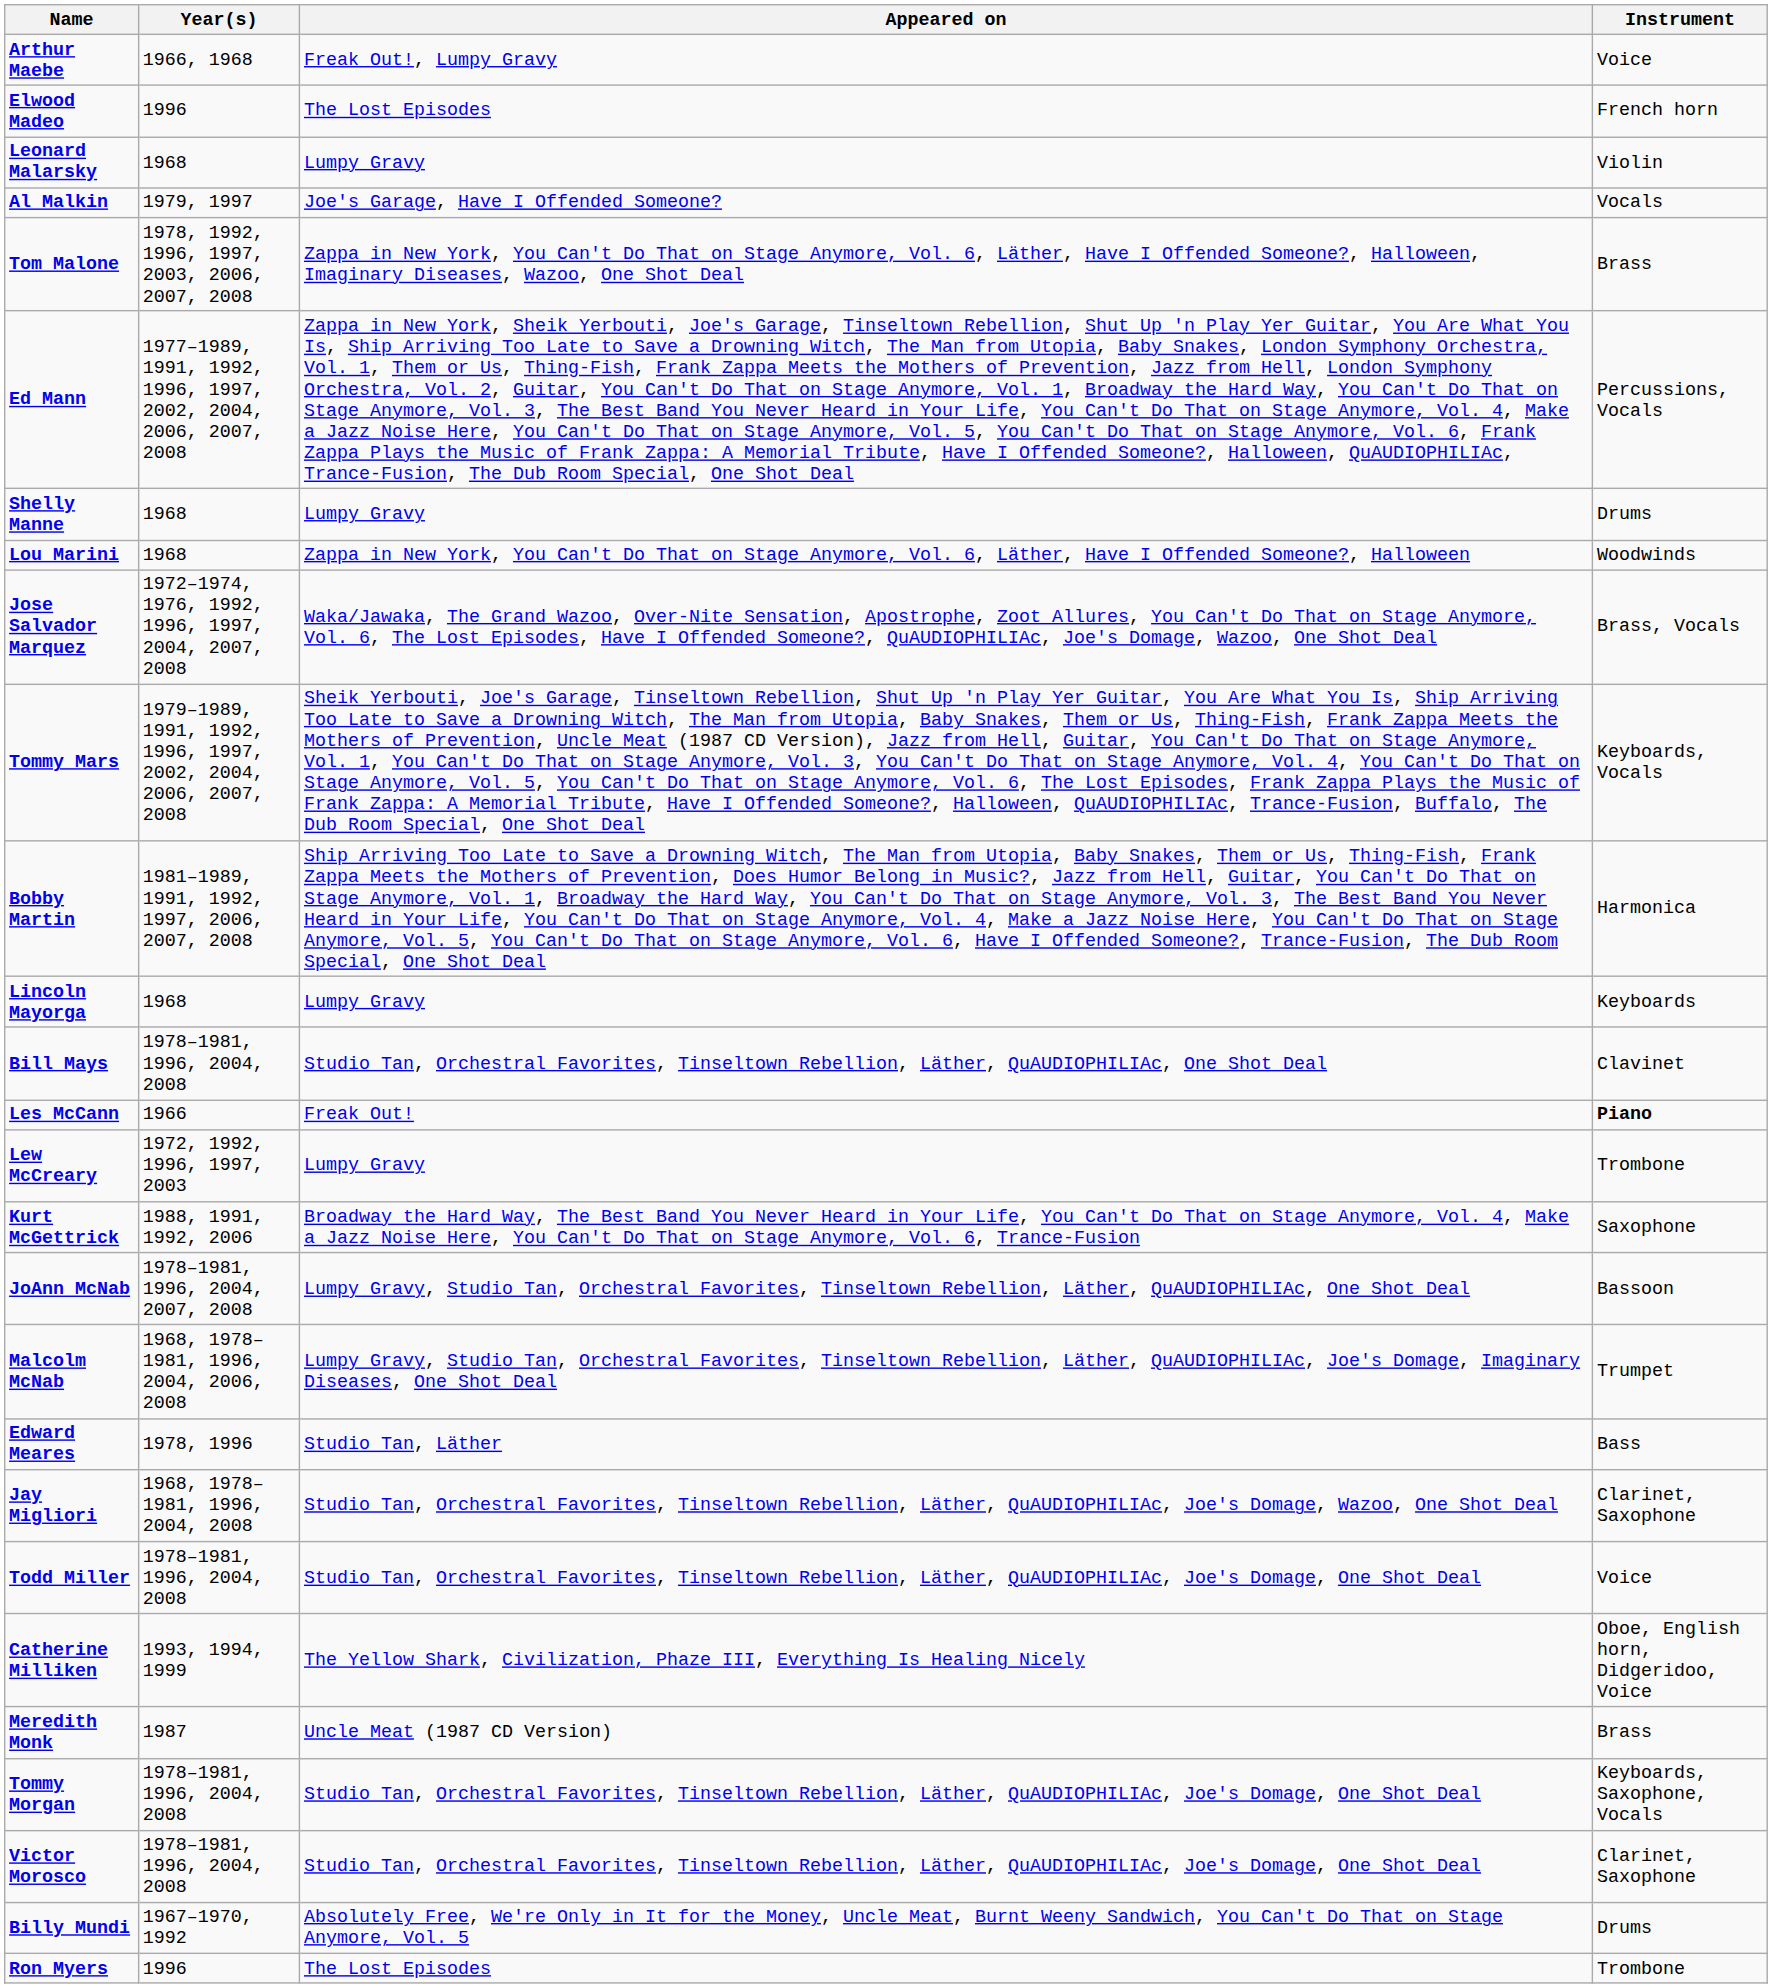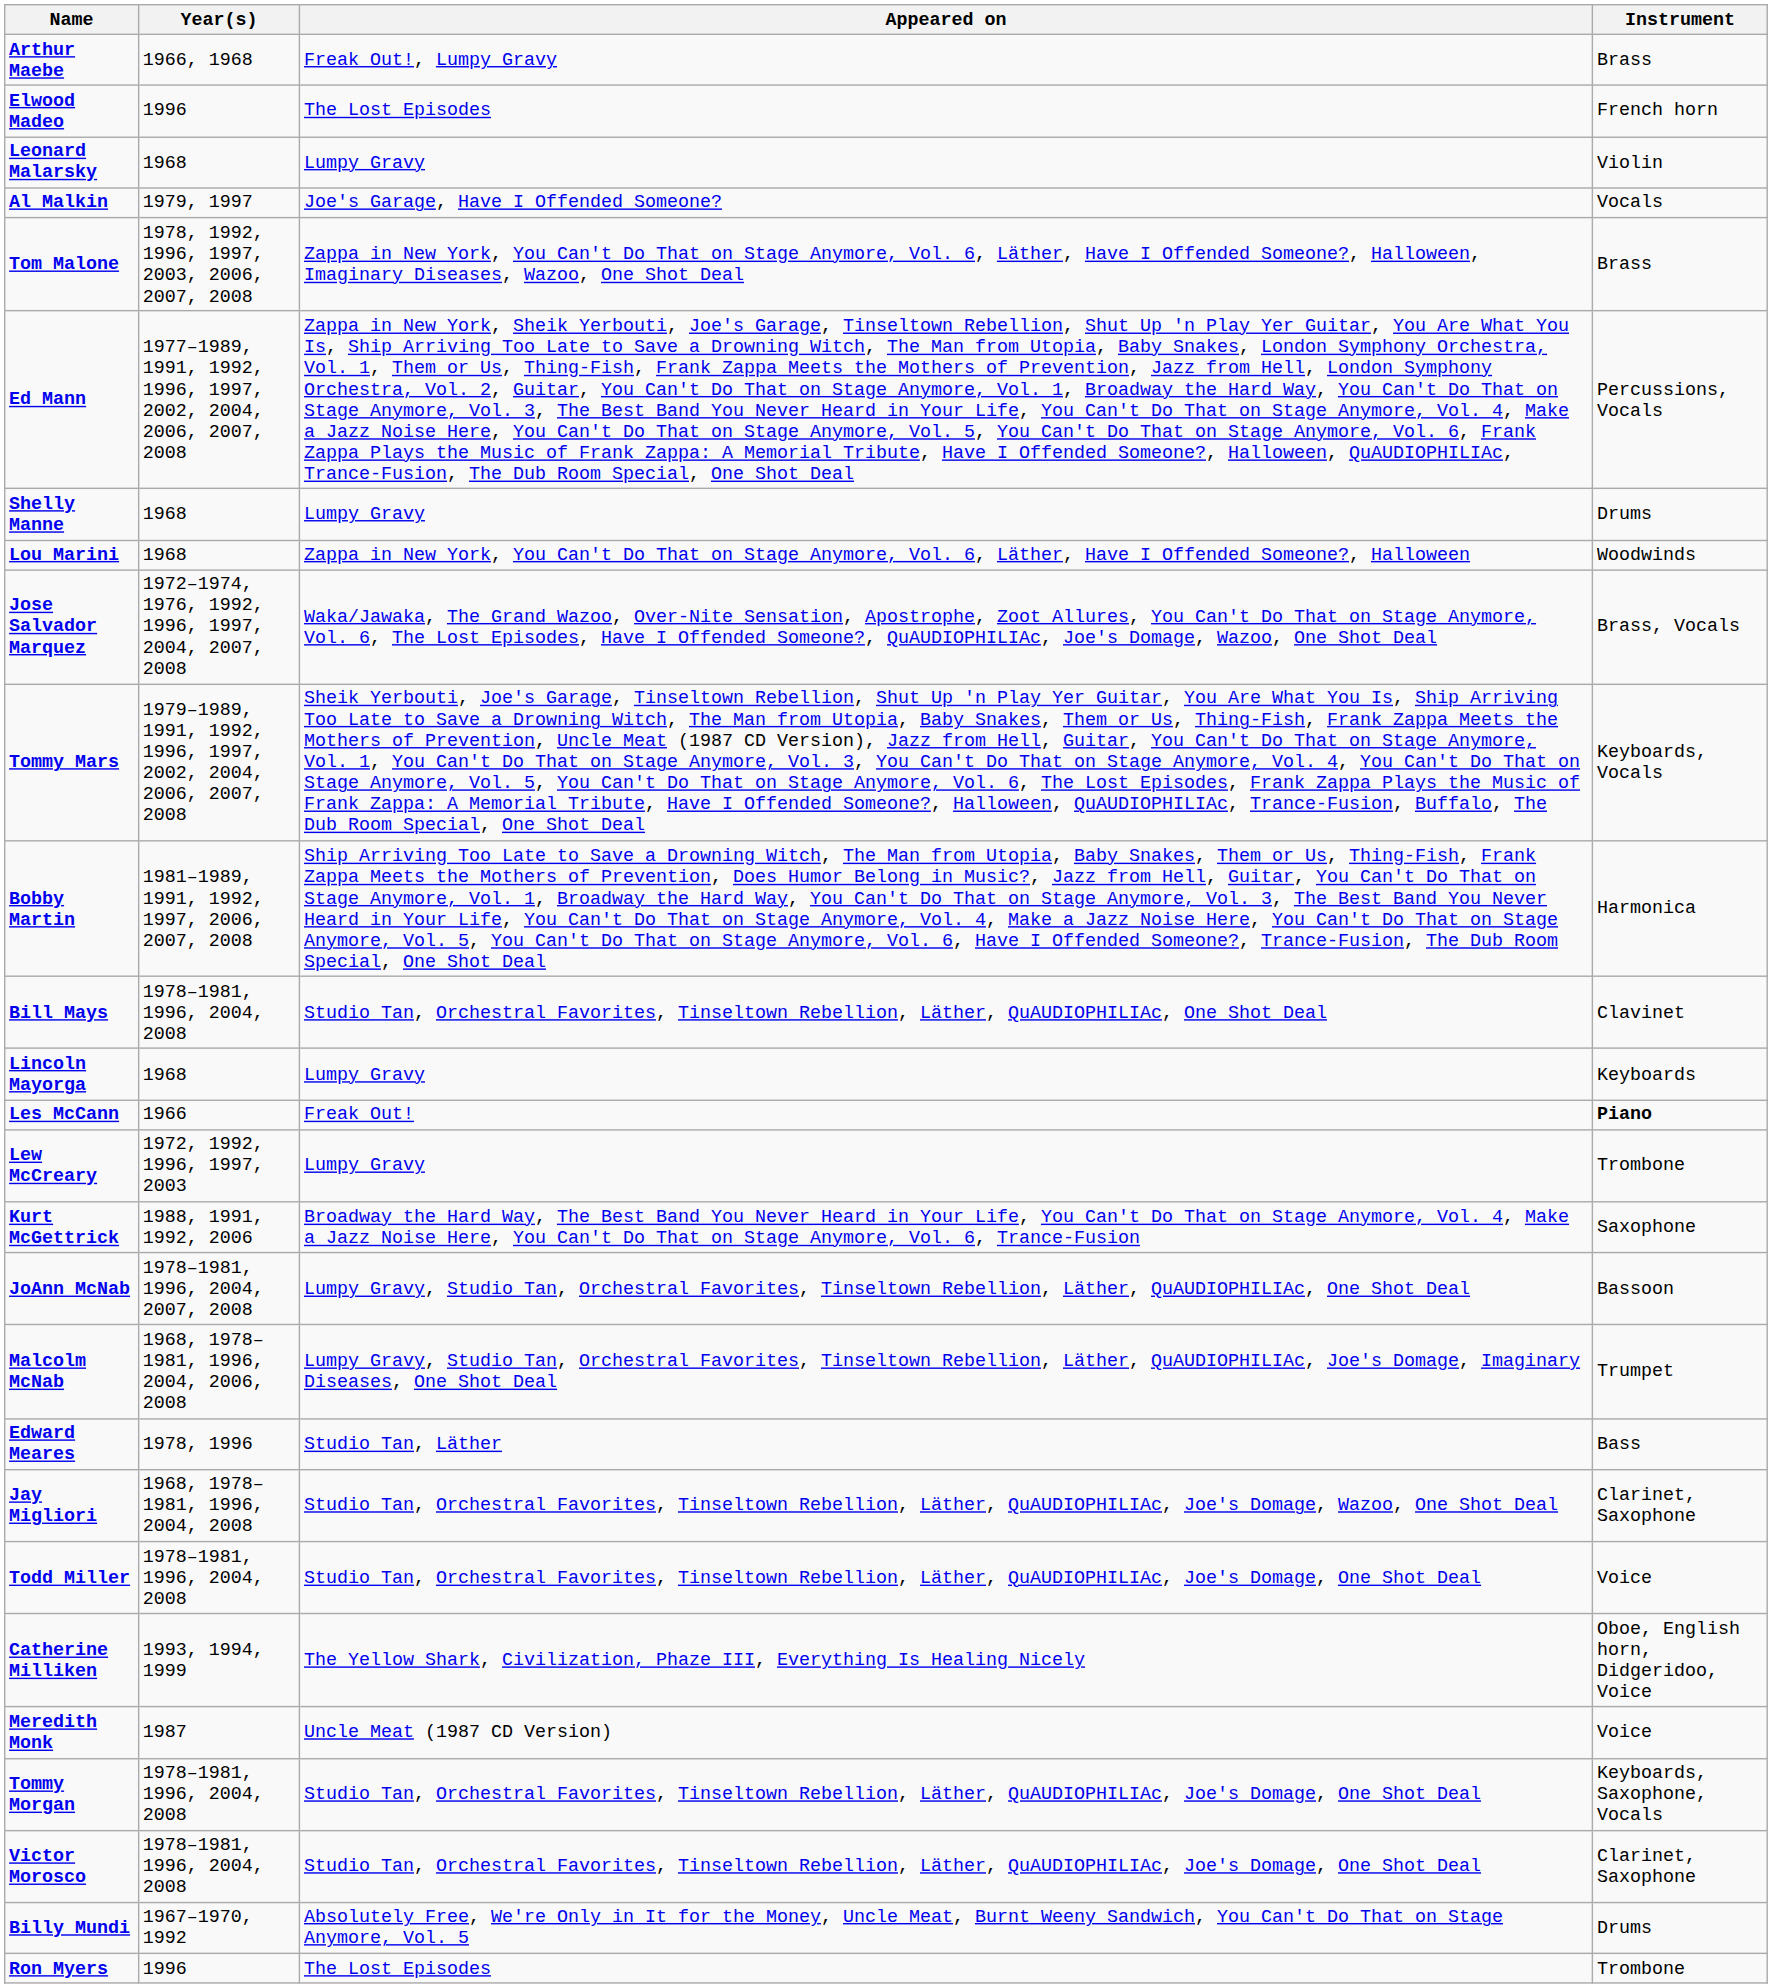(1625, 60) Voice -> (1625, 60) Brass
rows swapped: (48, 1002) <-> (59, 1064)
(1625, 1733) Brass -> (1625, 1733) Voice
